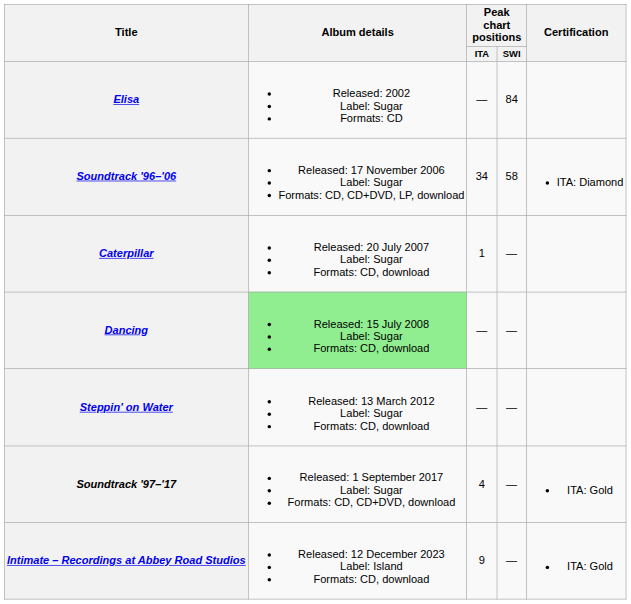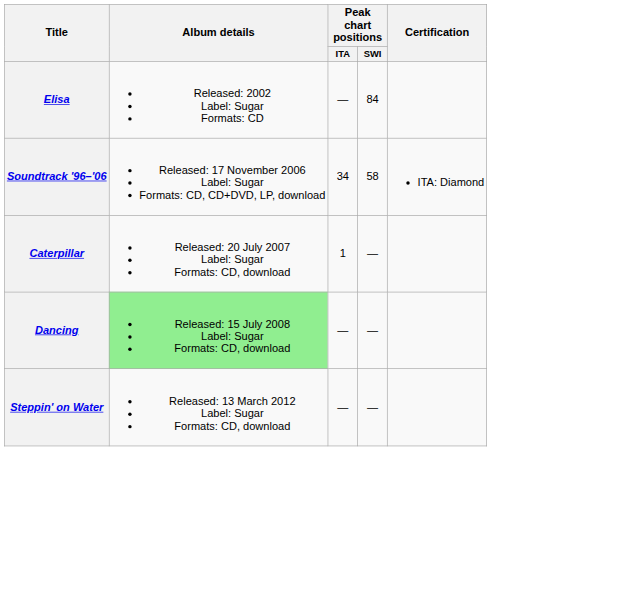- row: (126, 484)
- row: (126, 561)
